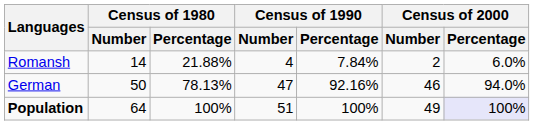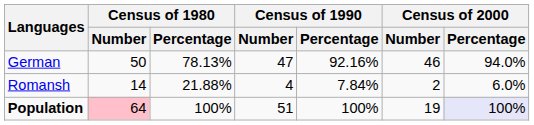rows swapped: (34, 85) <-> (39, 62)
(138, 108) no background -> (138, 108) pink background
(432, 108) 49 -> (432, 108) 19
